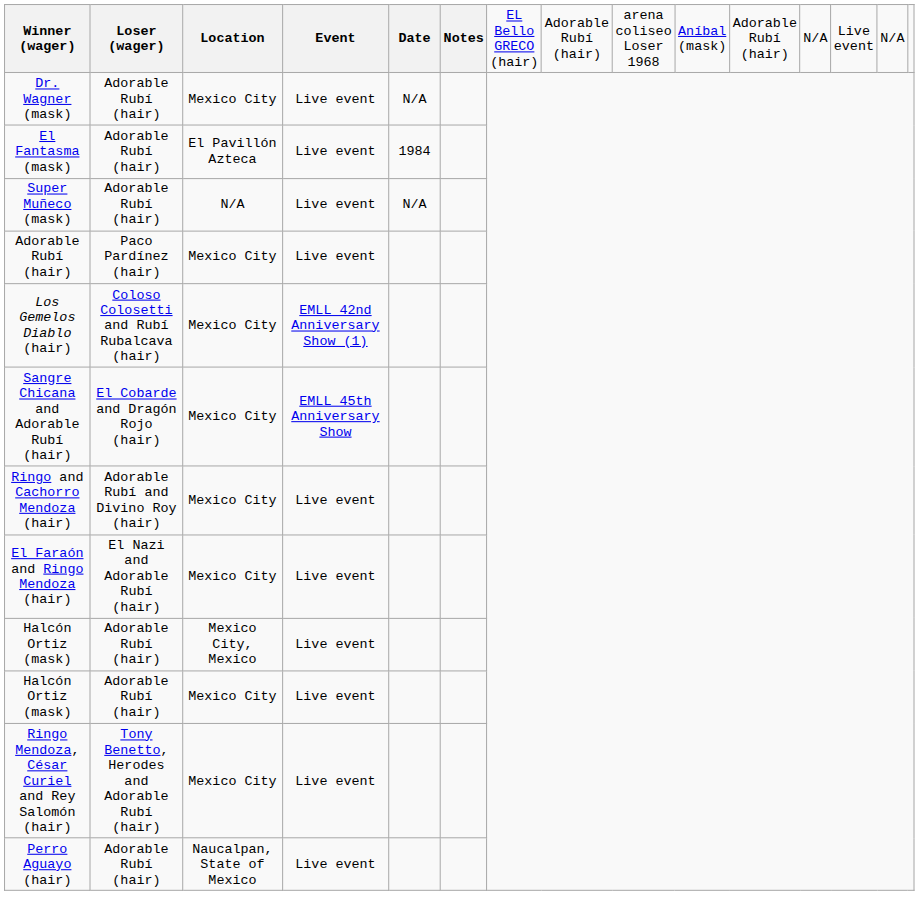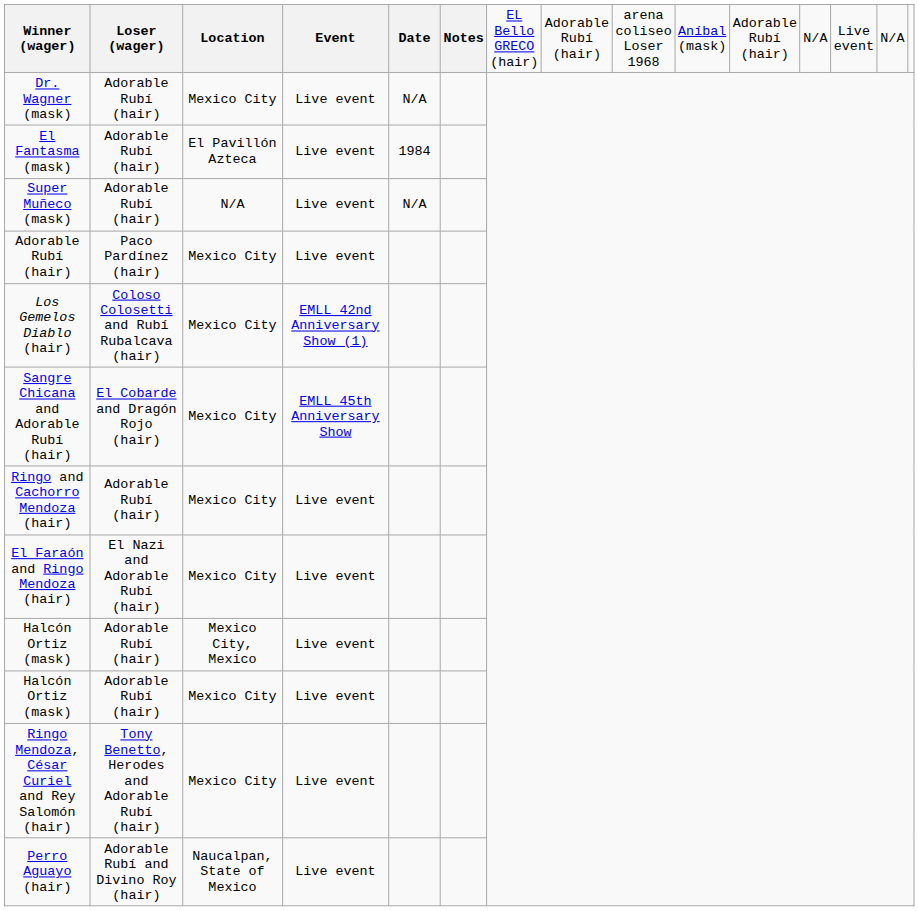(136, 500) Adorable Rubí and Divino Roy (hair) -> (136, 500) Adorable Rubí (hair)
(136, 864) Adorable Rubí (hair) -> (136, 872) Adorable Rubí and Divino Roy (hair)
